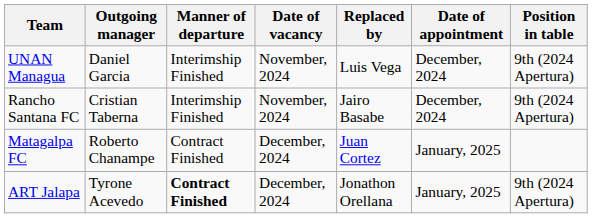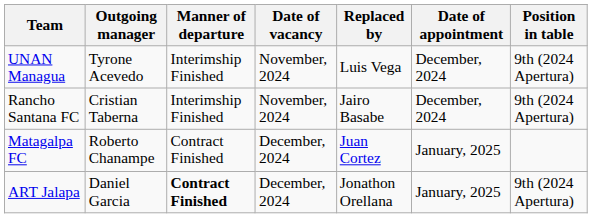(109, 66) Daniel Garcia -> (116, 66) Tyrone Acevedo
(116, 191) Tyrone Acevedo -> (109, 191) Daniel Garcia
